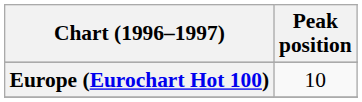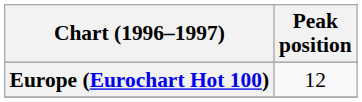(315, 79) 10 -> (315, 79) 12
